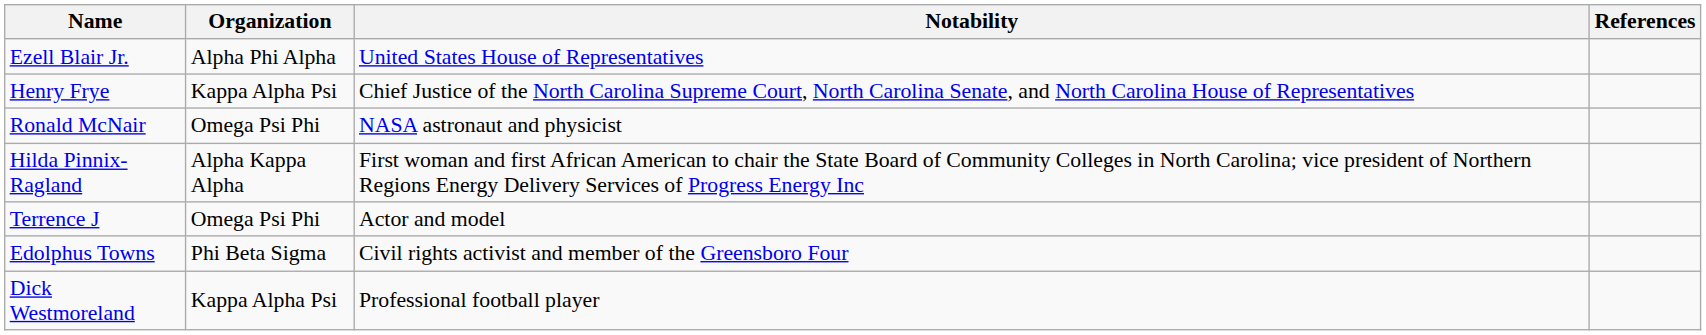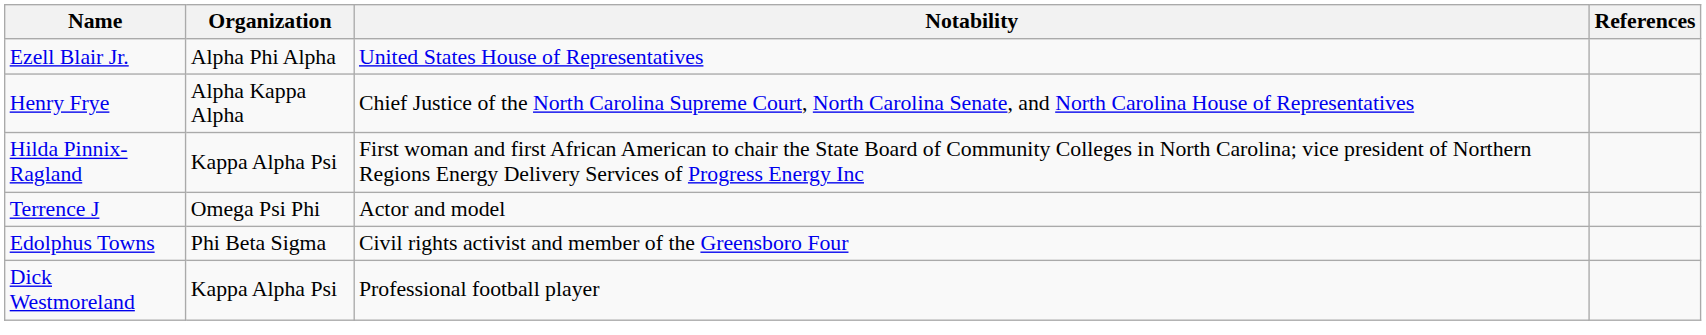(264, 90) Kappa Alpha Psi -> (248, 103) Alpha Kappa Alpha
- row: (78, 125)
(248, 172) Alpha Kappa Alpha -> (264, 162) Kappa Alpha Psi
